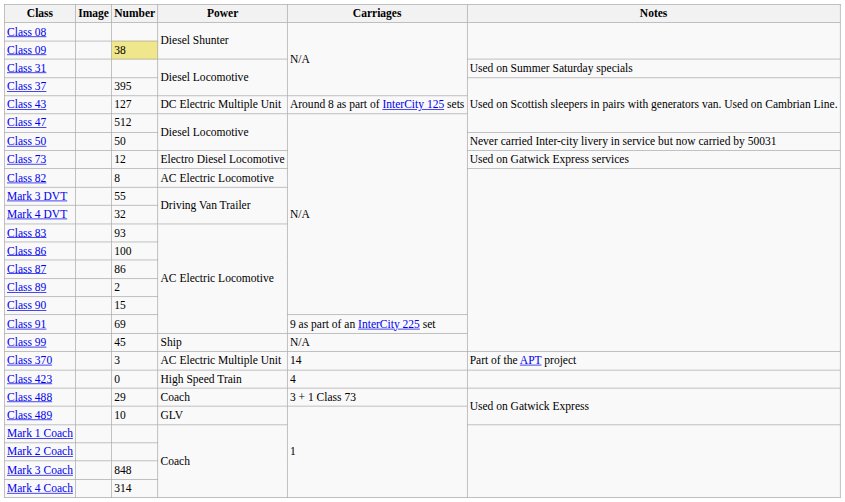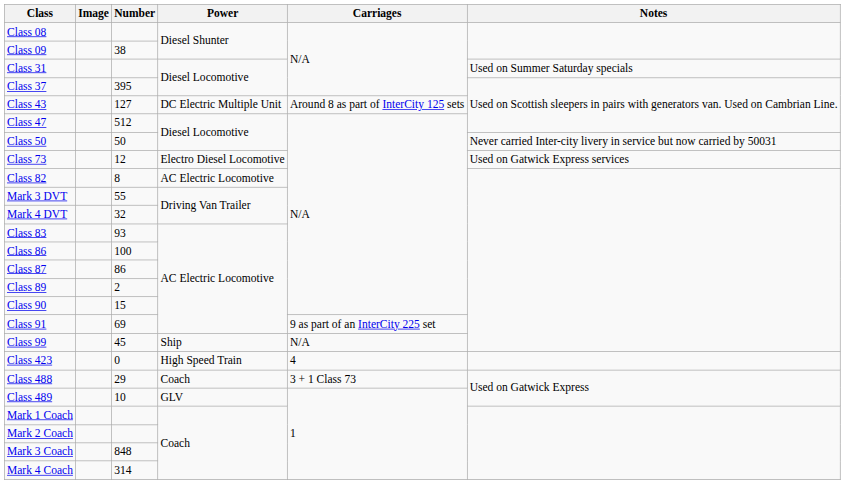(120, 50) khaki background -> (120, 50) no background
- row: (30, 360)
